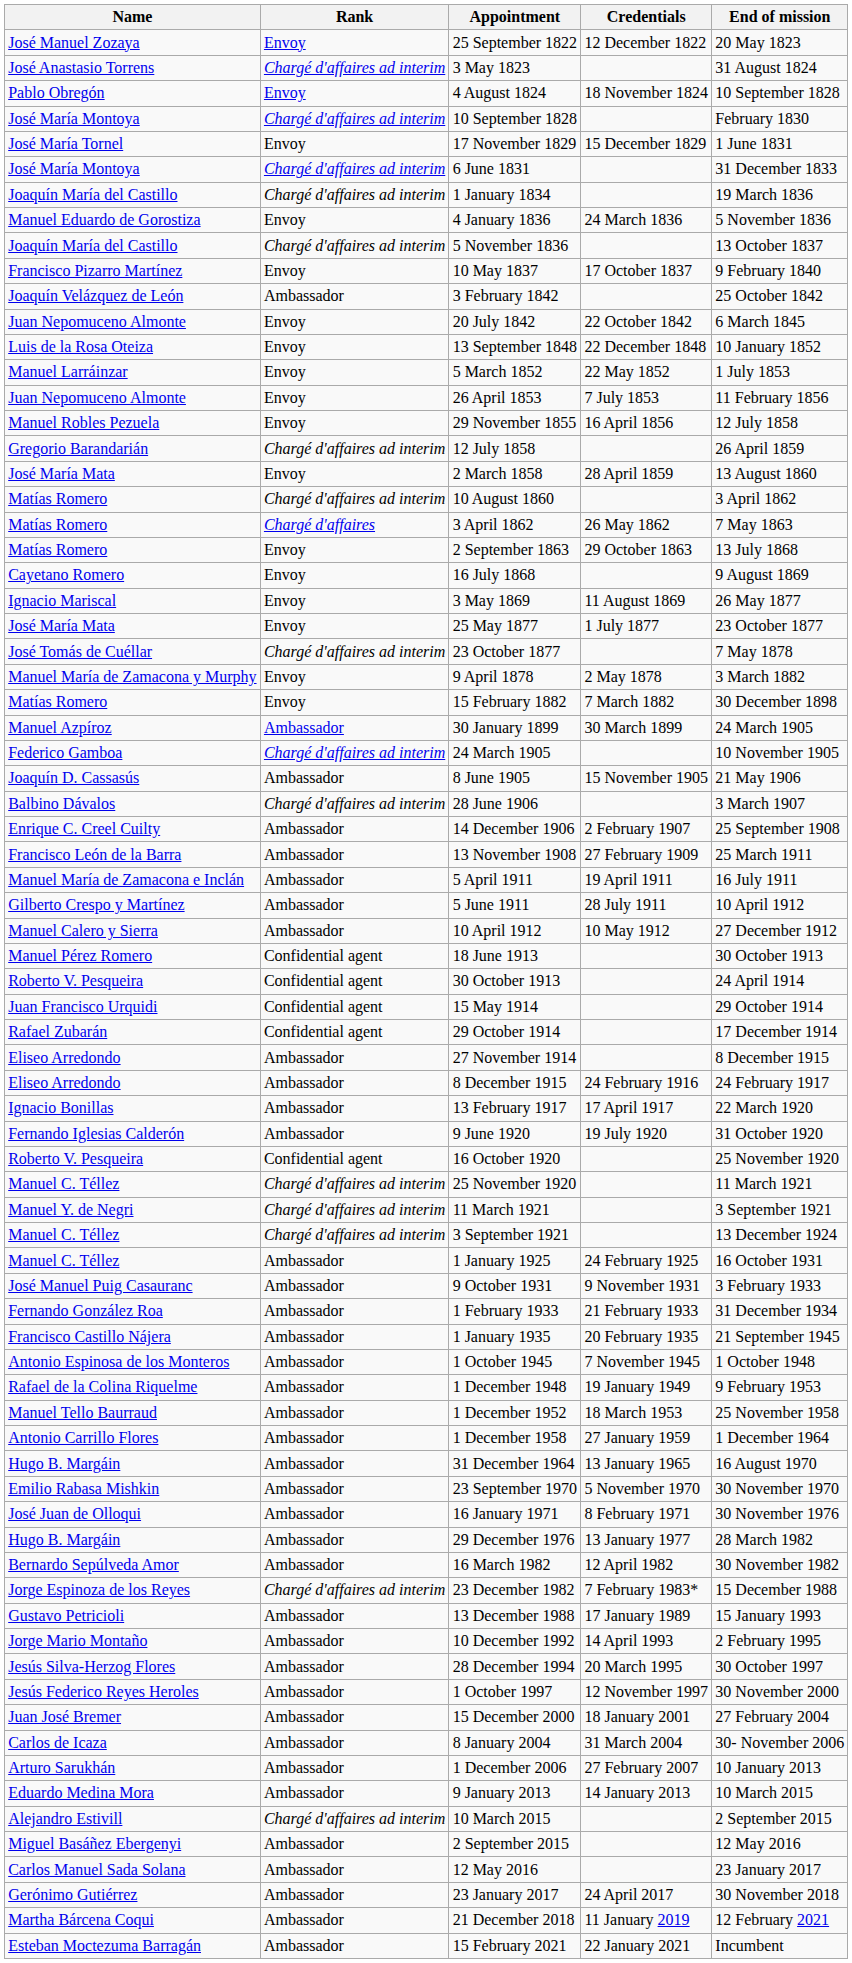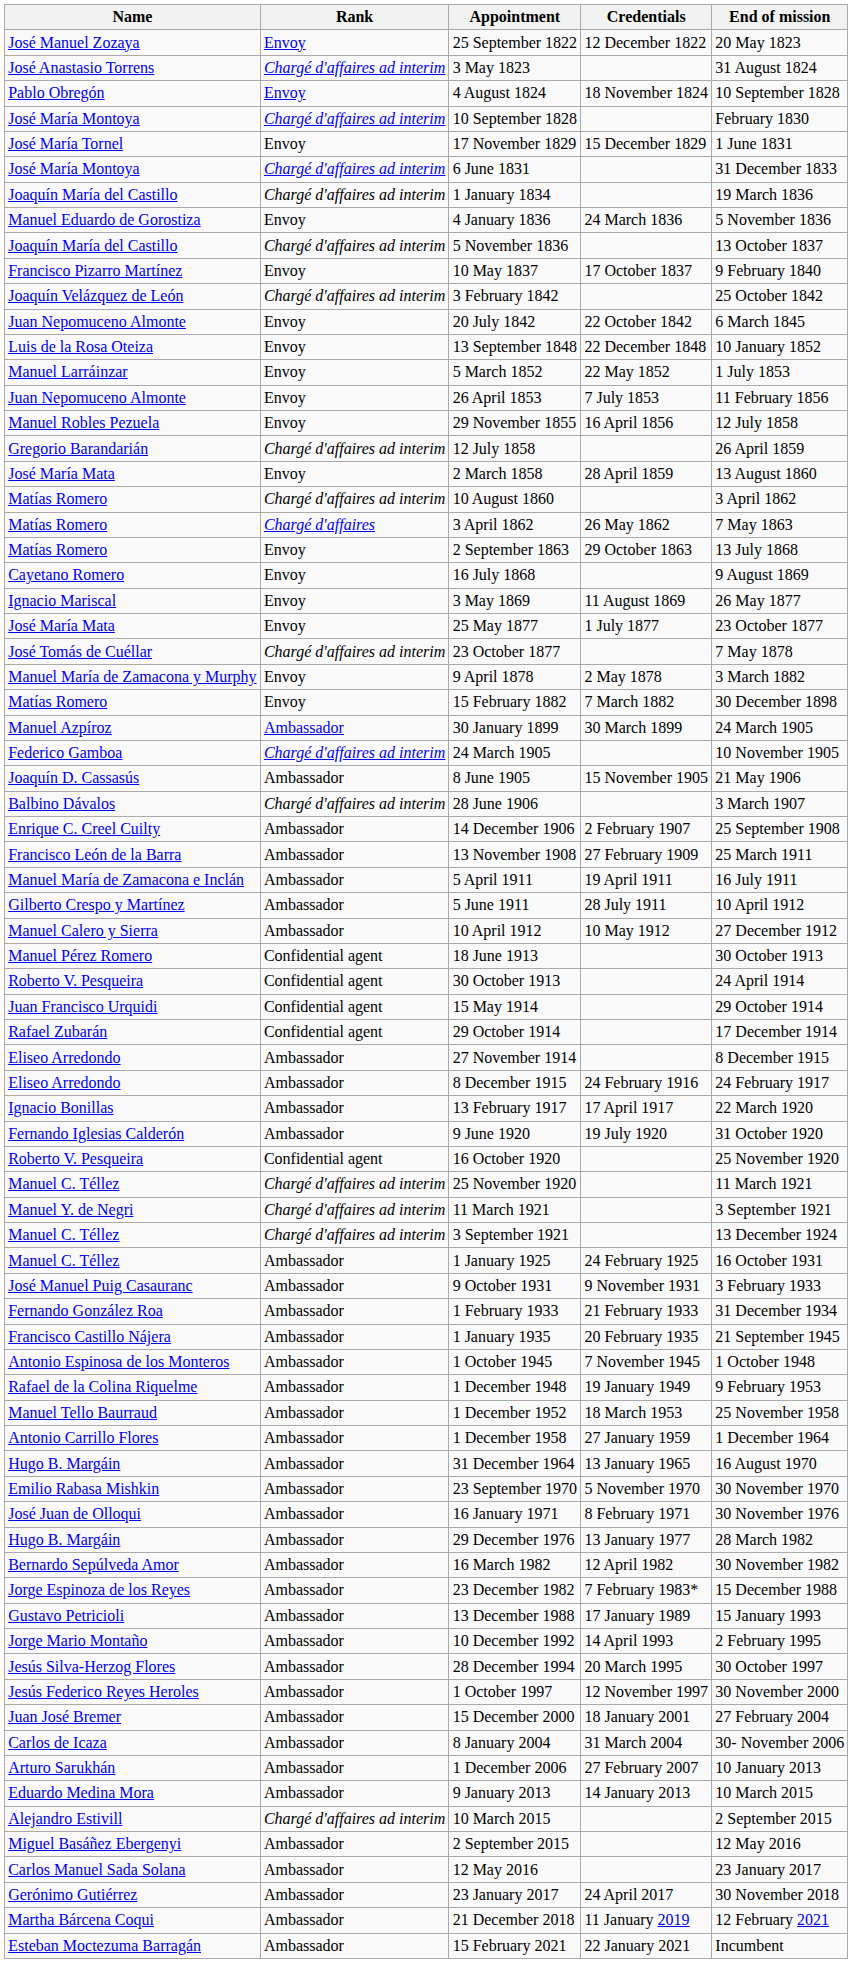(304, 296) Ambassador -> (355, 296) Chargé d'affaires ad interim
(355, 1590) Chargé d'affaires ad interim -> (304, 1590) Ambassador
